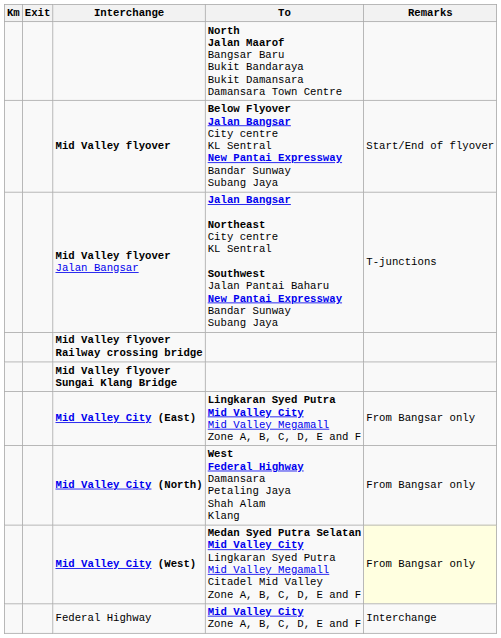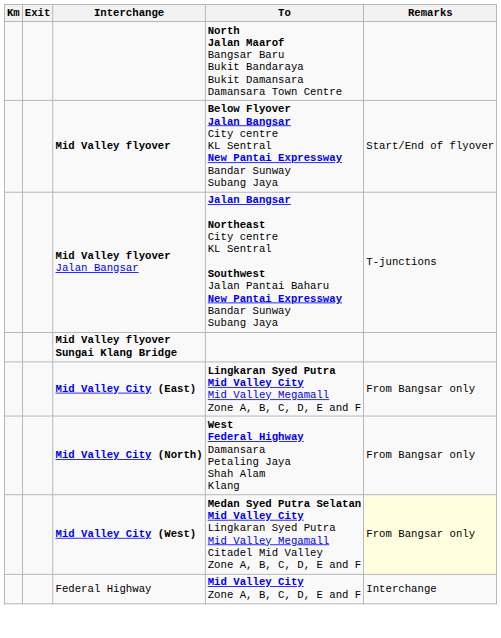- row: (129, 347)
